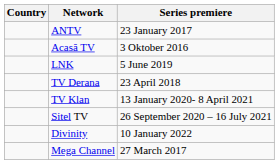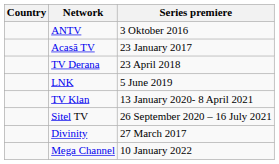(156, 30) 23 January 2017 -> (154, 30) 3 Oktober 2016
(154, 47) 3 Oktober 2016 -> (156, 47) 23 January 2017
rows swapped: (75, 82) <-> (62, 64)
(156, 133) 10 January 2022 -> (153, 133) 27 March 2017
(153, 151) 27 March 2017 -> (156, 151) 10 January 2022
